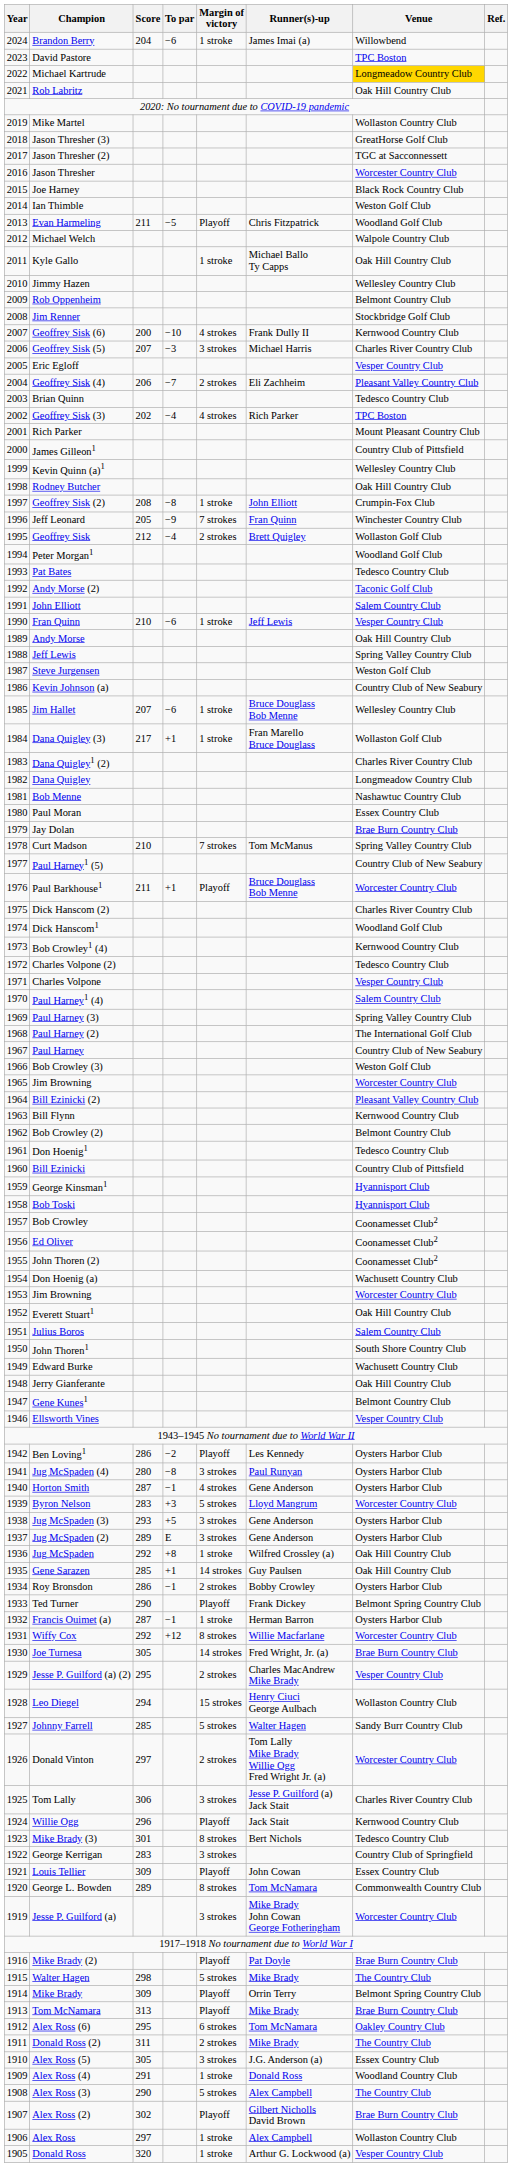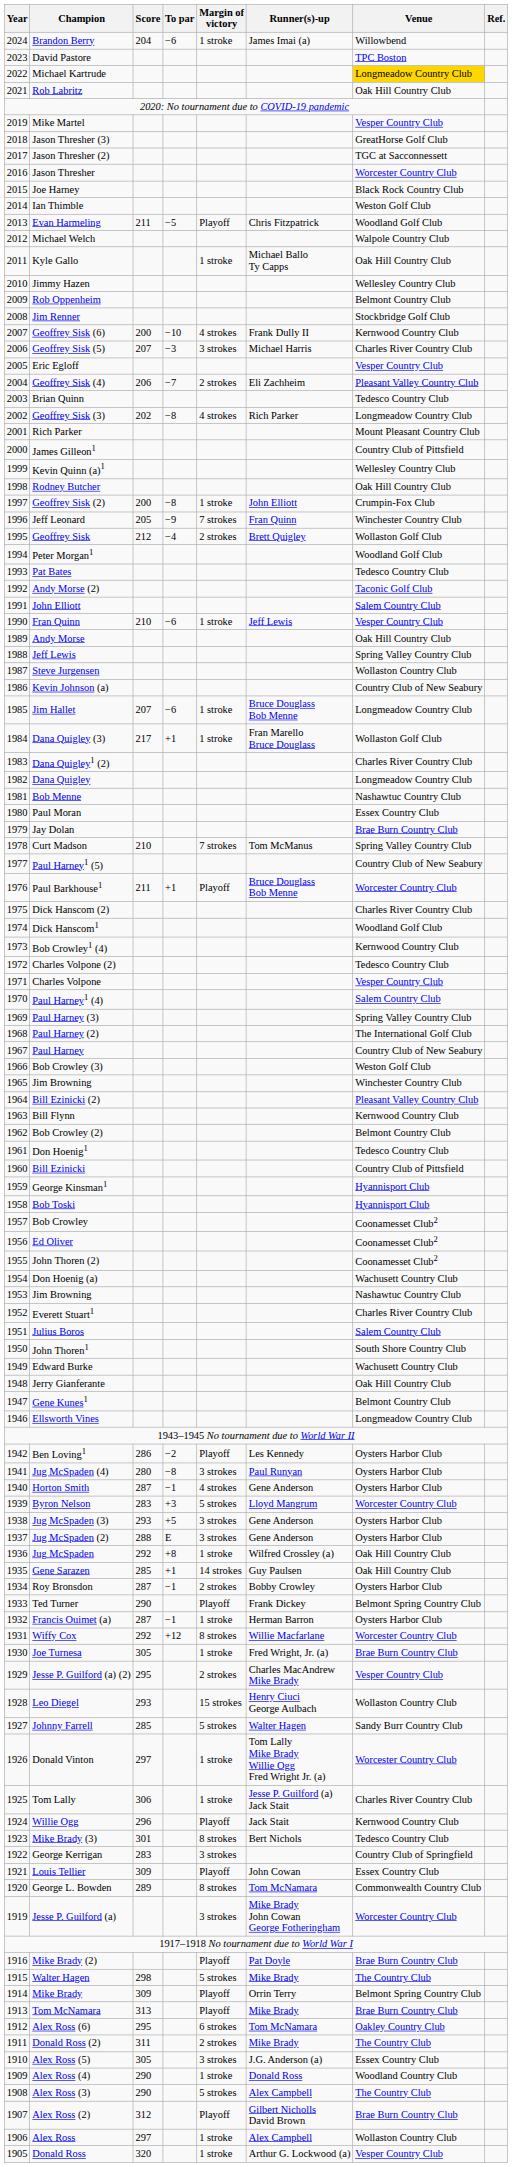(406, 123) Wollaston Country Club -> (399, 123) Vesper Country Club
(171, 415) −4 -> (171, 415) −8
(381, 415) TPC Boston -> (414, 415) Longmeadow Country Club
(143, 503) 208 -> (143, 503) 200
(393, 671) Weston Golf Club -> (406, 671) Wollaston Country Club
(405, 710) Wellesley Country Club -> (414, 710) Longmeadow Country Club
(406, 1083) Worcester Country Club -> (408, 1083) Winchester Country Club
(406, 1295) Worcester Country Club -> (408, 1295) Nashawtuc Country Club
(403, 1313) Oak Hill Country Club -> (414, 1313) Charles River Country Club
(399, 1419) Vesper Country Club -> (414, 1419) Longmeadow Country Club
(143, 1537) 289 -> (143, 1537) 288
(143, 1587) 286 -> (143, 1587) 287
(220, 1652) 14 strokes -> (216, 1652) 1 stroke
(143, 1703) 294 -> (143, 1703) 293
(218, 1759) 2 strokes -> (216, 1759) 1 stroke
(218, 1799) 3 strokes -> (216, 1799) 1 stroke
(143, 2076) 291 -> (143, 2076) 290
(143, 2115) 302 -> (143, 2115) 312
